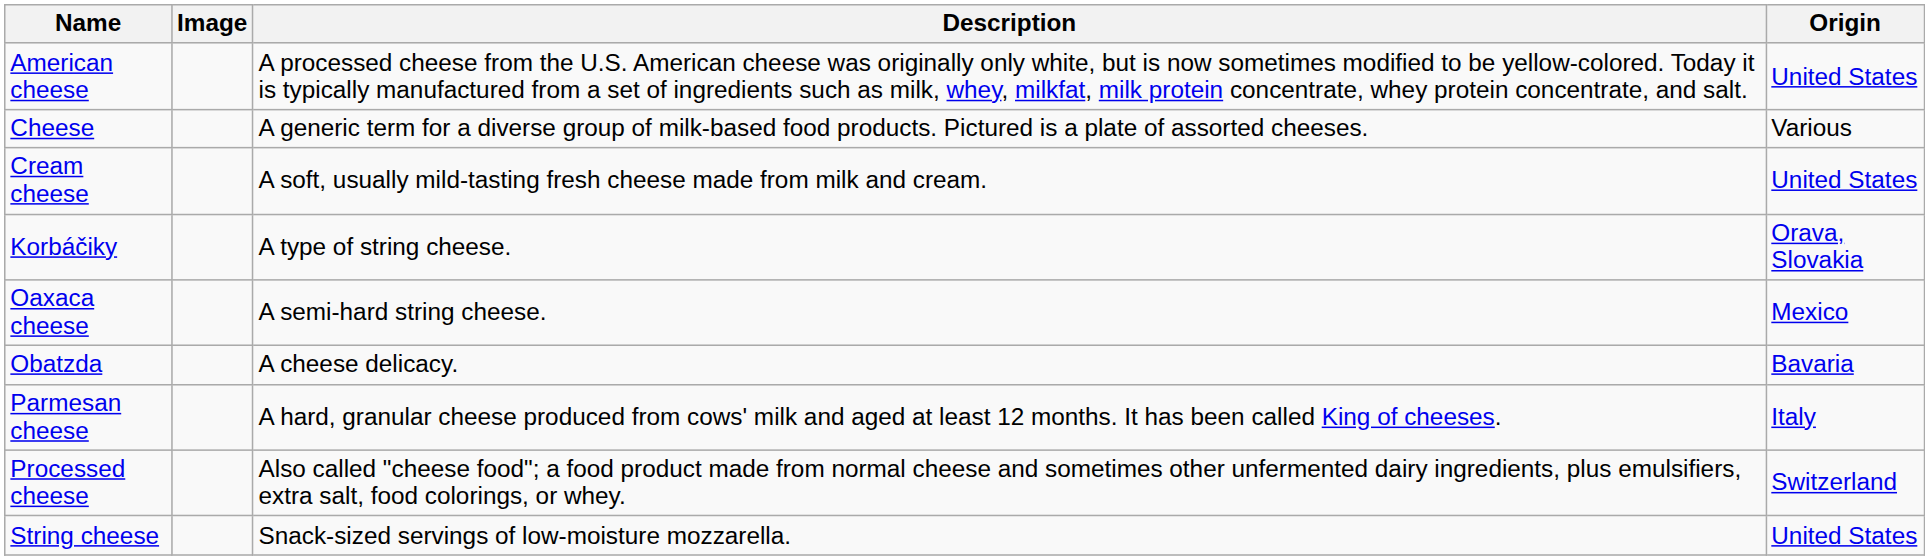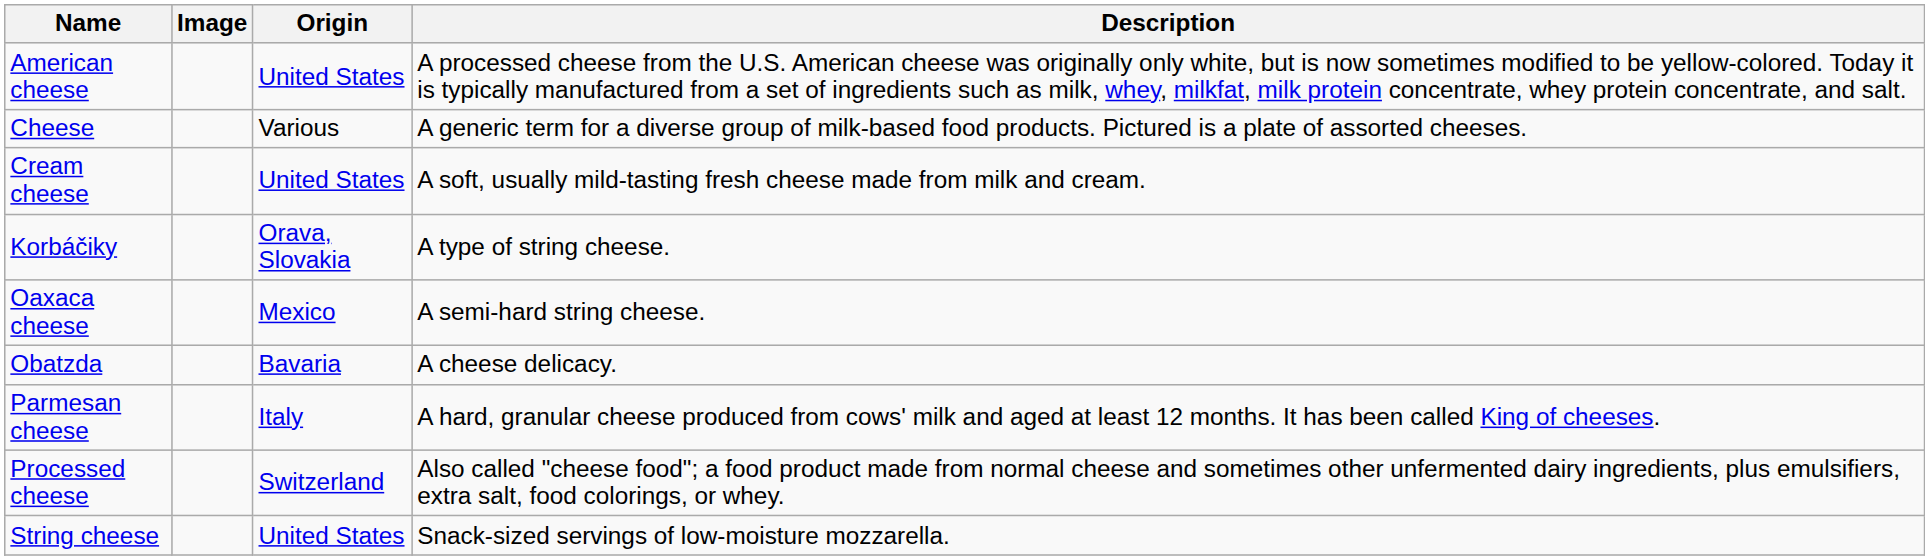columns swapped: (1845, 23) <-> (1009, 23)
